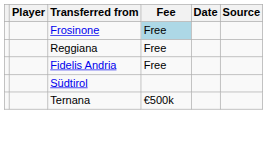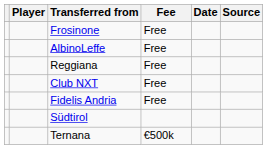(155, 30) lightblue background -> (155, 30) no background
+ row: (78, 48)
+ row: (74, 83)
